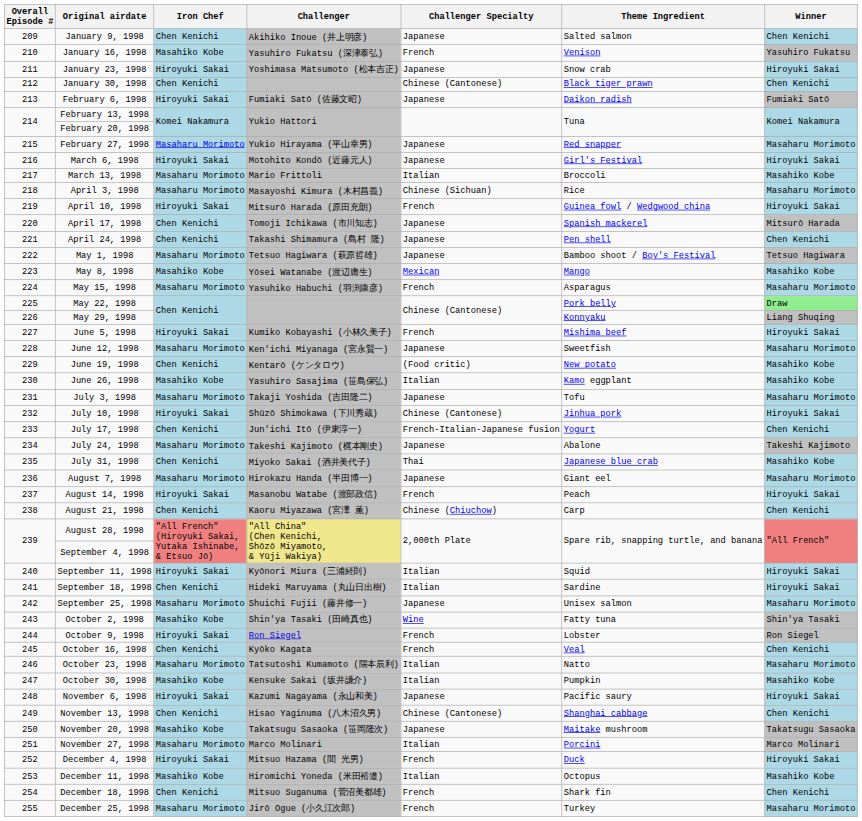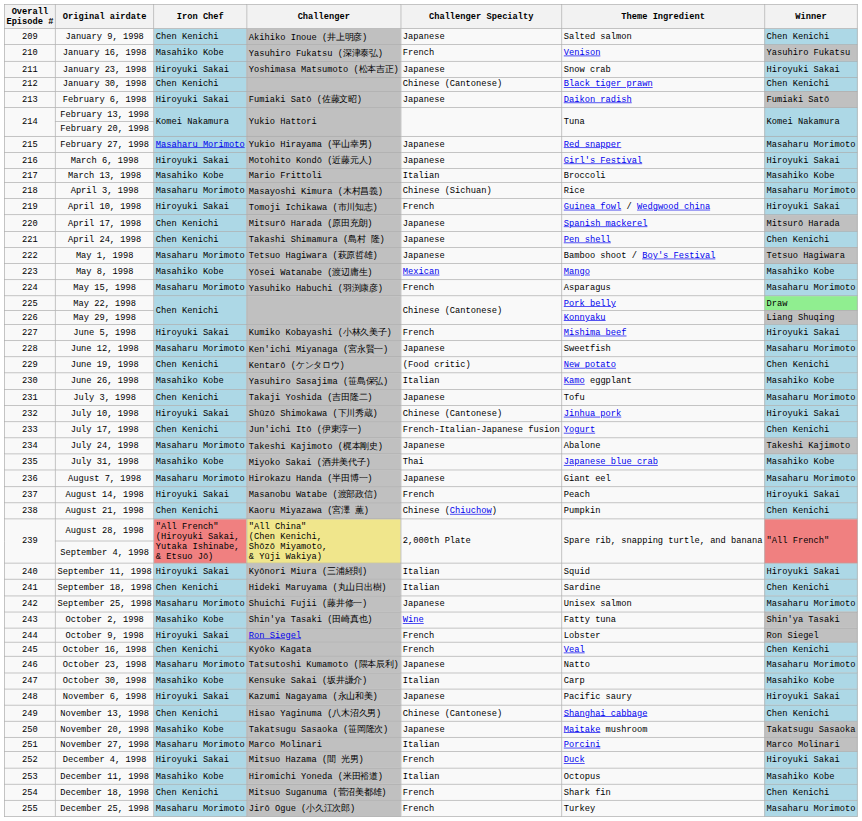(200, 175) Masaharu Morimoto -> (190, 175) Masahiko Kobe
(311, 207) Mitsurō Harada (原田充朗) -> (313, 207) Tomoji Ichikawa (市川知志)
(313, 223) Tomoji Ichikawa (市川知志) -> (311, 223) Mitsurō Harada (原田充朗)
(801, 365) Masahiko Kobe -> (798, 365) Chen Kenichi
(200, 397) Masaharu Morimoto -> (187, 397) Chen Kenichi
(187, 462) Chen Kenichi -> (190, 462) Masahiko Kobe
(574, 511) Carp -> (582, 511) Pumpkin
(803, 588) Hiroyuki Sakai -> (798, 588) Chen Kenichi
(421, 665) Italian -> (424, 665) Japanese
(582, 681) Pumpkin -> (574, 681) Carp
